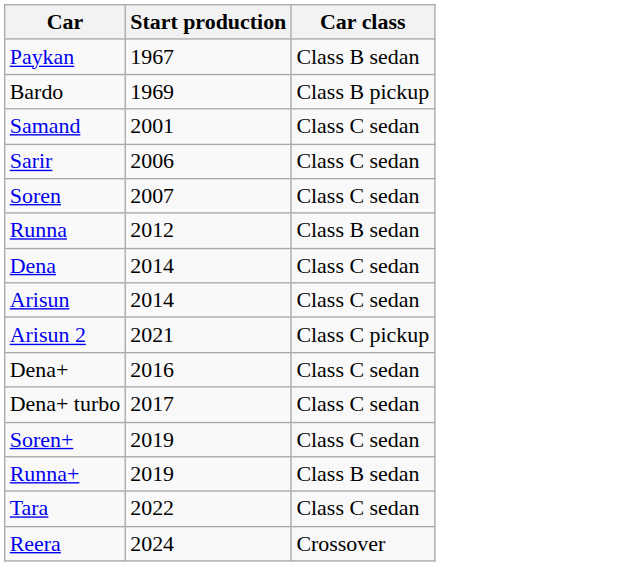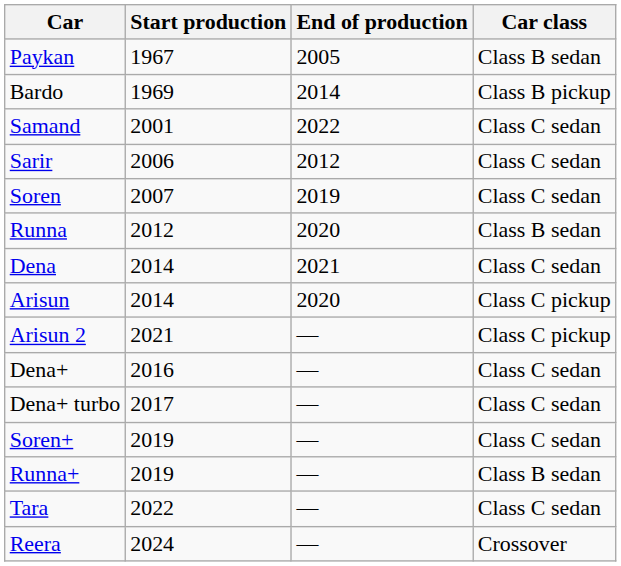+ column: (382, 21)
(358, 299) Class C sedan -> (544, 299) Class C pickup
